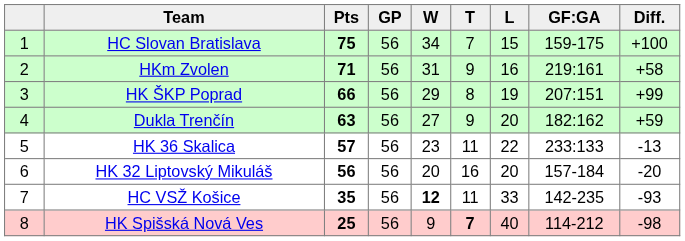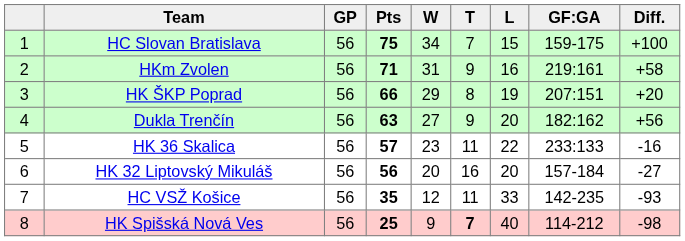columns swapped: (390, 17) <-> (346, 17)
(650, 94) +99 -> (650, 94) +20
(650, 120) +59 -> (650, 120) +56
(650, 146) -13 -> (650, 146) -16
(650, 171) -20 -> (650, 171) -27
(431, 197) bold -> (431, 197) normal
